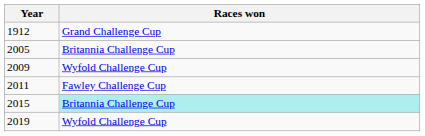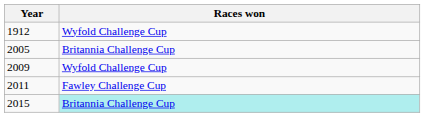(111, 31) Grand Challenge Cup -> (114, 31) Wyfold Challenge Cup
- row: (18, 121)
